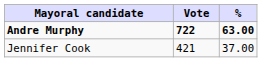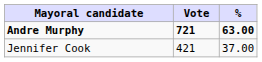(186, 30) 722 -> (186, 30) 721
